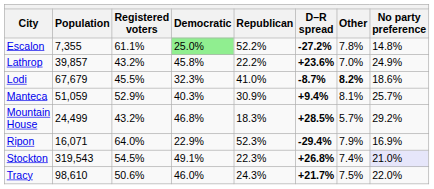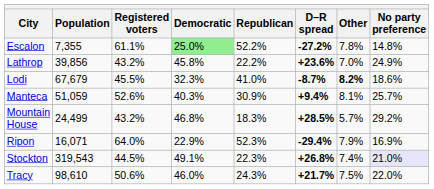(71, 63) 39,857 -> (71, 63) 39,856
(129, 96) 52.9% -> (129, 96) 52.6%
(129, 158) 54.5% -> (129, 158) 44.5%
